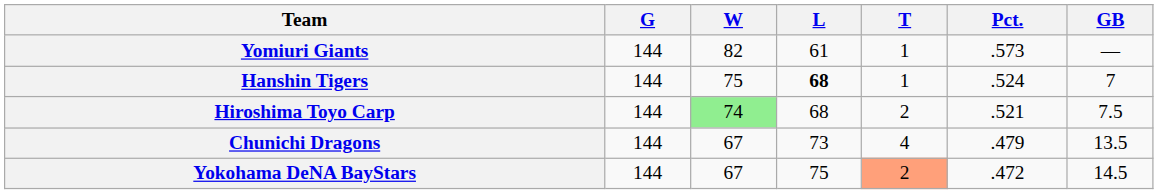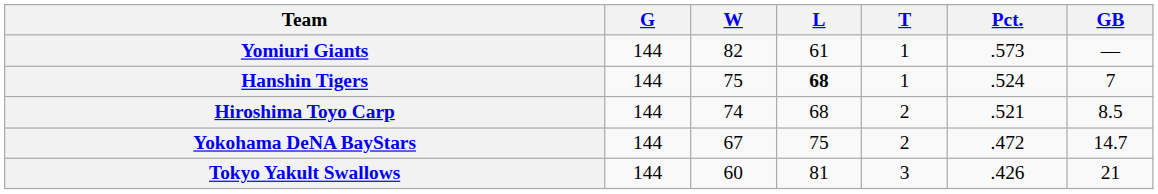(733, 111) lightgreen background -> (733, 111) no background
(1110, 111) 7.5 -> (1110, 111) 8.5
- row: (305, 142)
(905, 173) lightsalmon background -> (905, 142) no background
(1110, 173) 14.5 -> (1110, 142) 14.7
+ row: (305, 173)
